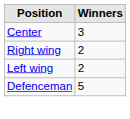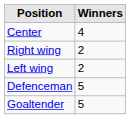(81, 31) 3 -> (81, 31) 4
+ row: (36, 104)
